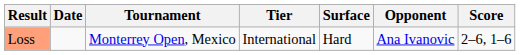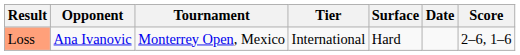columns swapped: (68, 15) <-> (415, 15)
